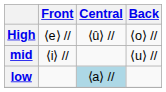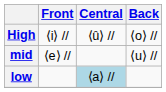(57, 35) ⟨e⟩ // -> (57, 35) ⟨i⟩ //
(57, 56) ⟨i⟩ // -> (57, 56) ⟨e⟩ //
